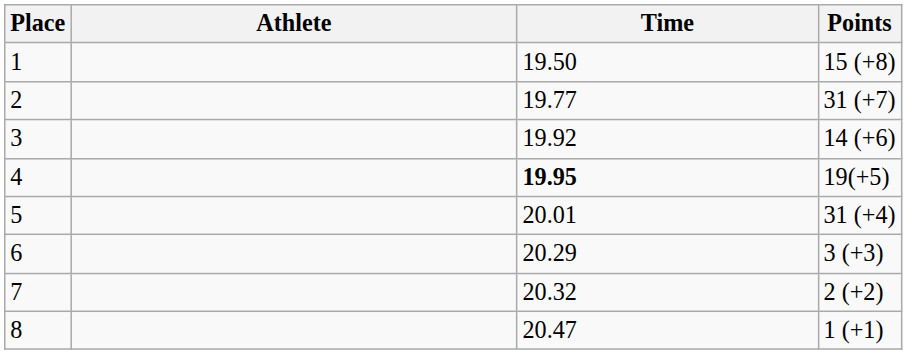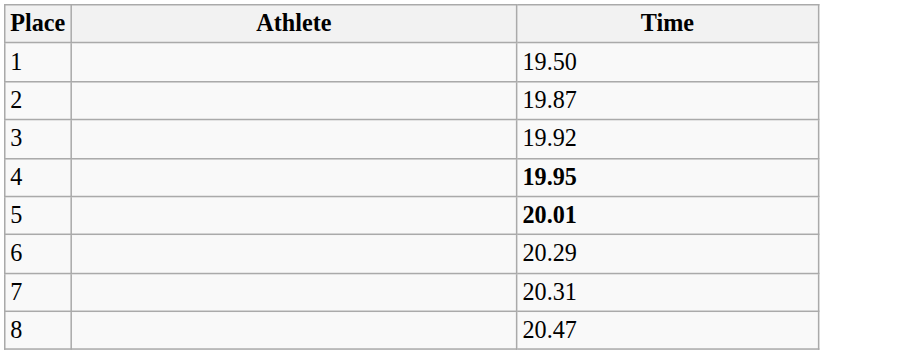- column: (860, 23)
(550, 100) 19.77 -> (550, 100) 19.87
(550, 215) normal -> (550, 215) bold
(550, 291) 20.32 -> (550, 291) 20.31
